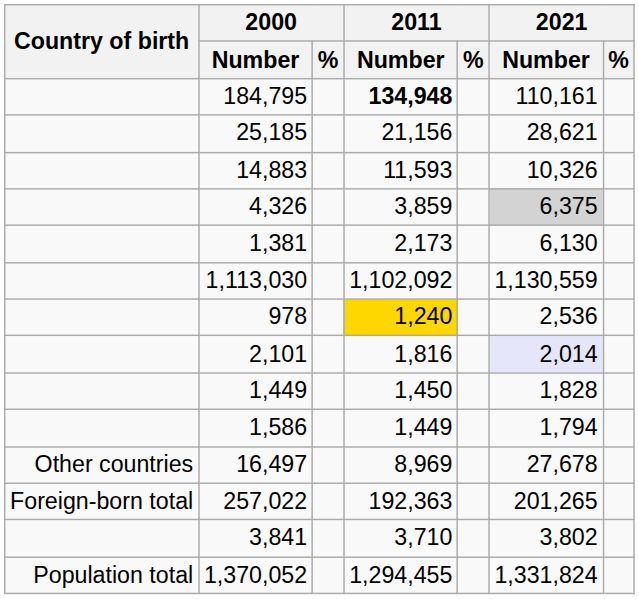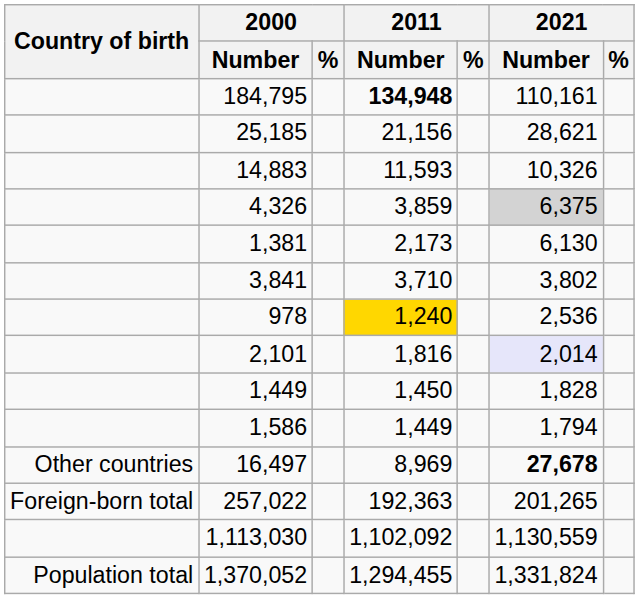rows swapped: (278, 538) <-> (256, 280)
(562, 464) normal -> (562, 464) bold
